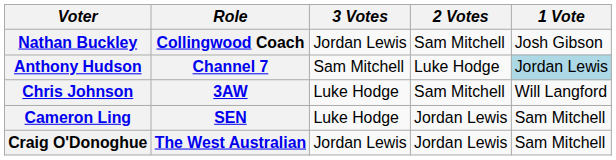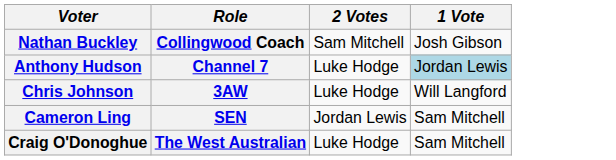- column: (360, 17)
(459, 92) Sam Mitchell -> (356, 92) Luke Hodge
(461, 142) Jordan Lewis -> (356, 142) Luke Hodge
